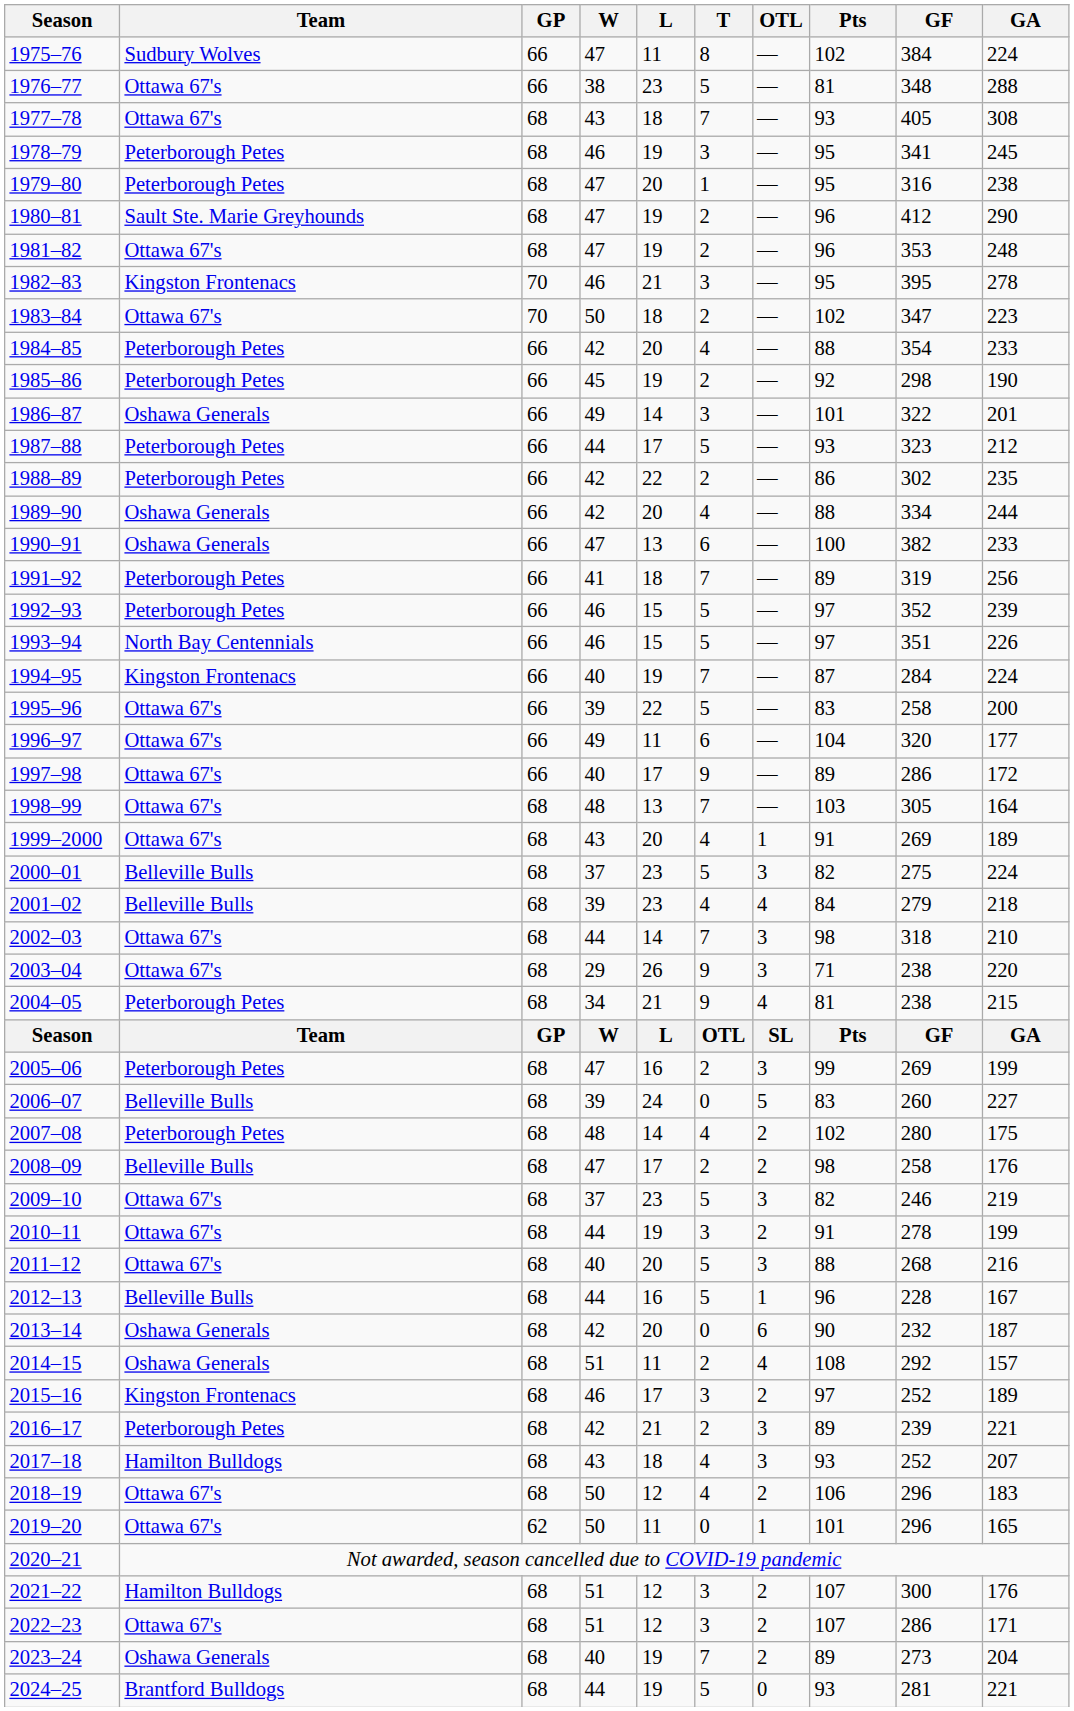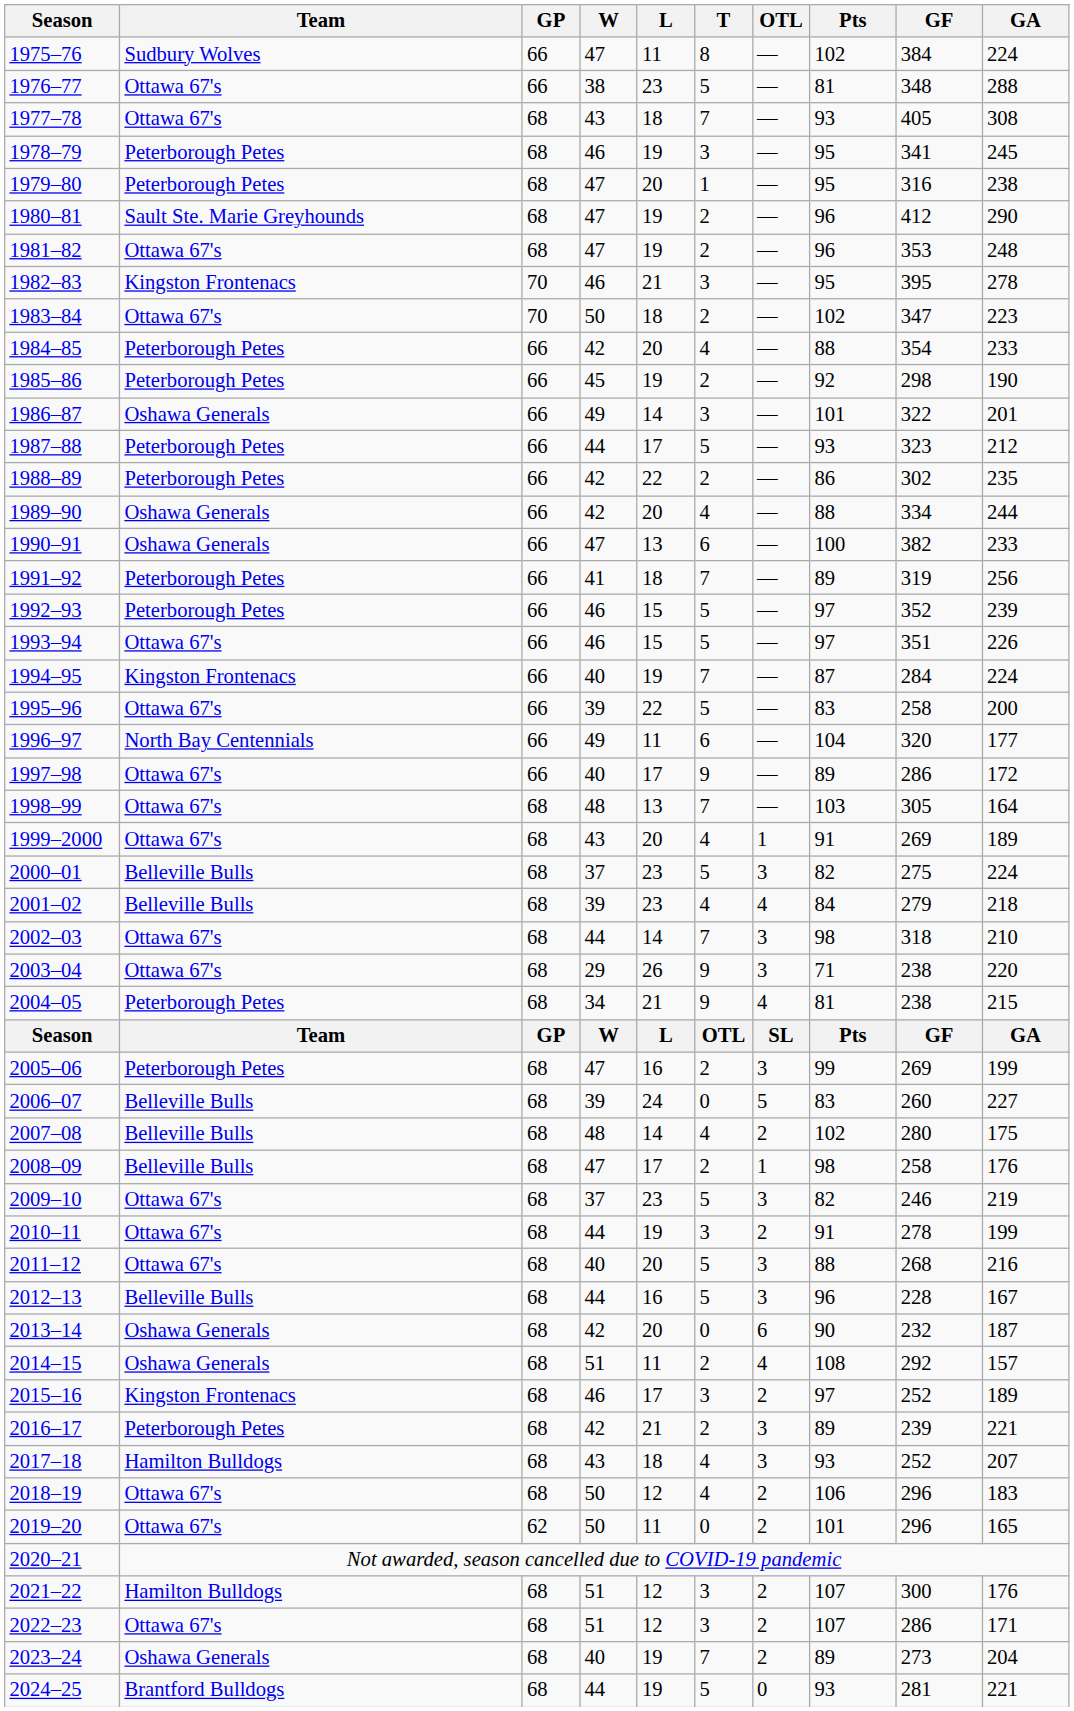(219, 642) North Bay Centennials -> (173, 642) Ottawa 67's
(173, 741) Ottawa 67's -> (219, 741) North Bay Centennials
(204, 1133) Peterborough Petes -> (189, 1133) Belleville Bulls
(762, 1166) 2 -> (762, 1166) 1
(762, 1297) 1 -> (762, 1297) 3
(762, 1526) 1 -> (762, 1526) 2
